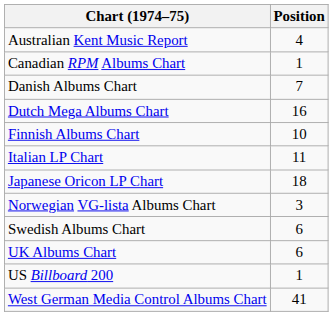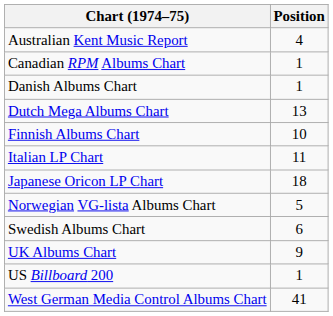(299, 87) 7 -> (299, 87) 1
(299, 110) 16 -> (299, 110) 13
(299, 205) 3 -> (299, 205) 5
(299, 252) 6 -> (299, 252) 9
